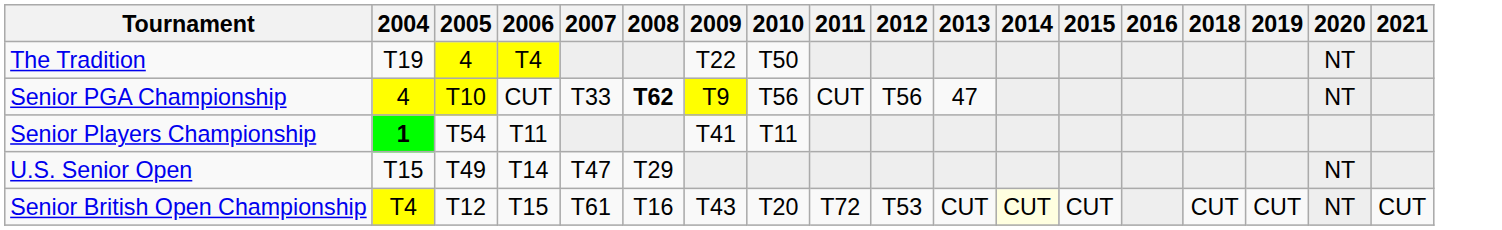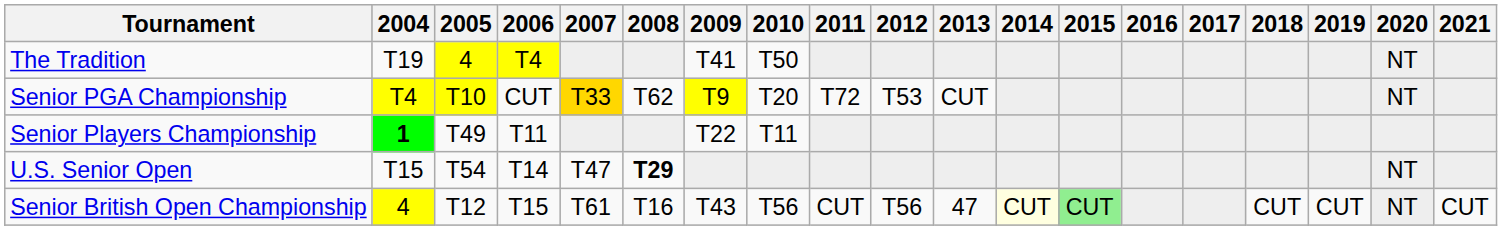+ column: (1215, 23)
(716, 60) T22 -> (716, 60) T41
(403, 97) 4 -> (403, 97) T4
(591, 97) no background -> (591, 97) gold background
(653, 97) bold -> (653, 97) normal
(778, 97) T56 -> (778, 97) T20
(840, 97) CUT -> (840, 97) T72
(902, 97) T56 -> (902, 97) T53
(965, 97) 47 -> (965, 97) CUT
(466, 134) T54 -> (466, 134) T49
(716, 134) T41 -> (716, 134) T22
(466, 171) T49 -> (466, 171) T54
(653, 171) normal -> (653, 171) bold
(403, 207) T4 -> (403, 207) 4
(778, 207) T20 -> (778, 207) T56
(840, 207) T72 -> (840, 207) CUT
(902, 207) T53 -> (902, 207) T56
(965, 207) CUT -> (965, 207) 47
(1090, 207) no background -> (1090, 207) lightgreen background
